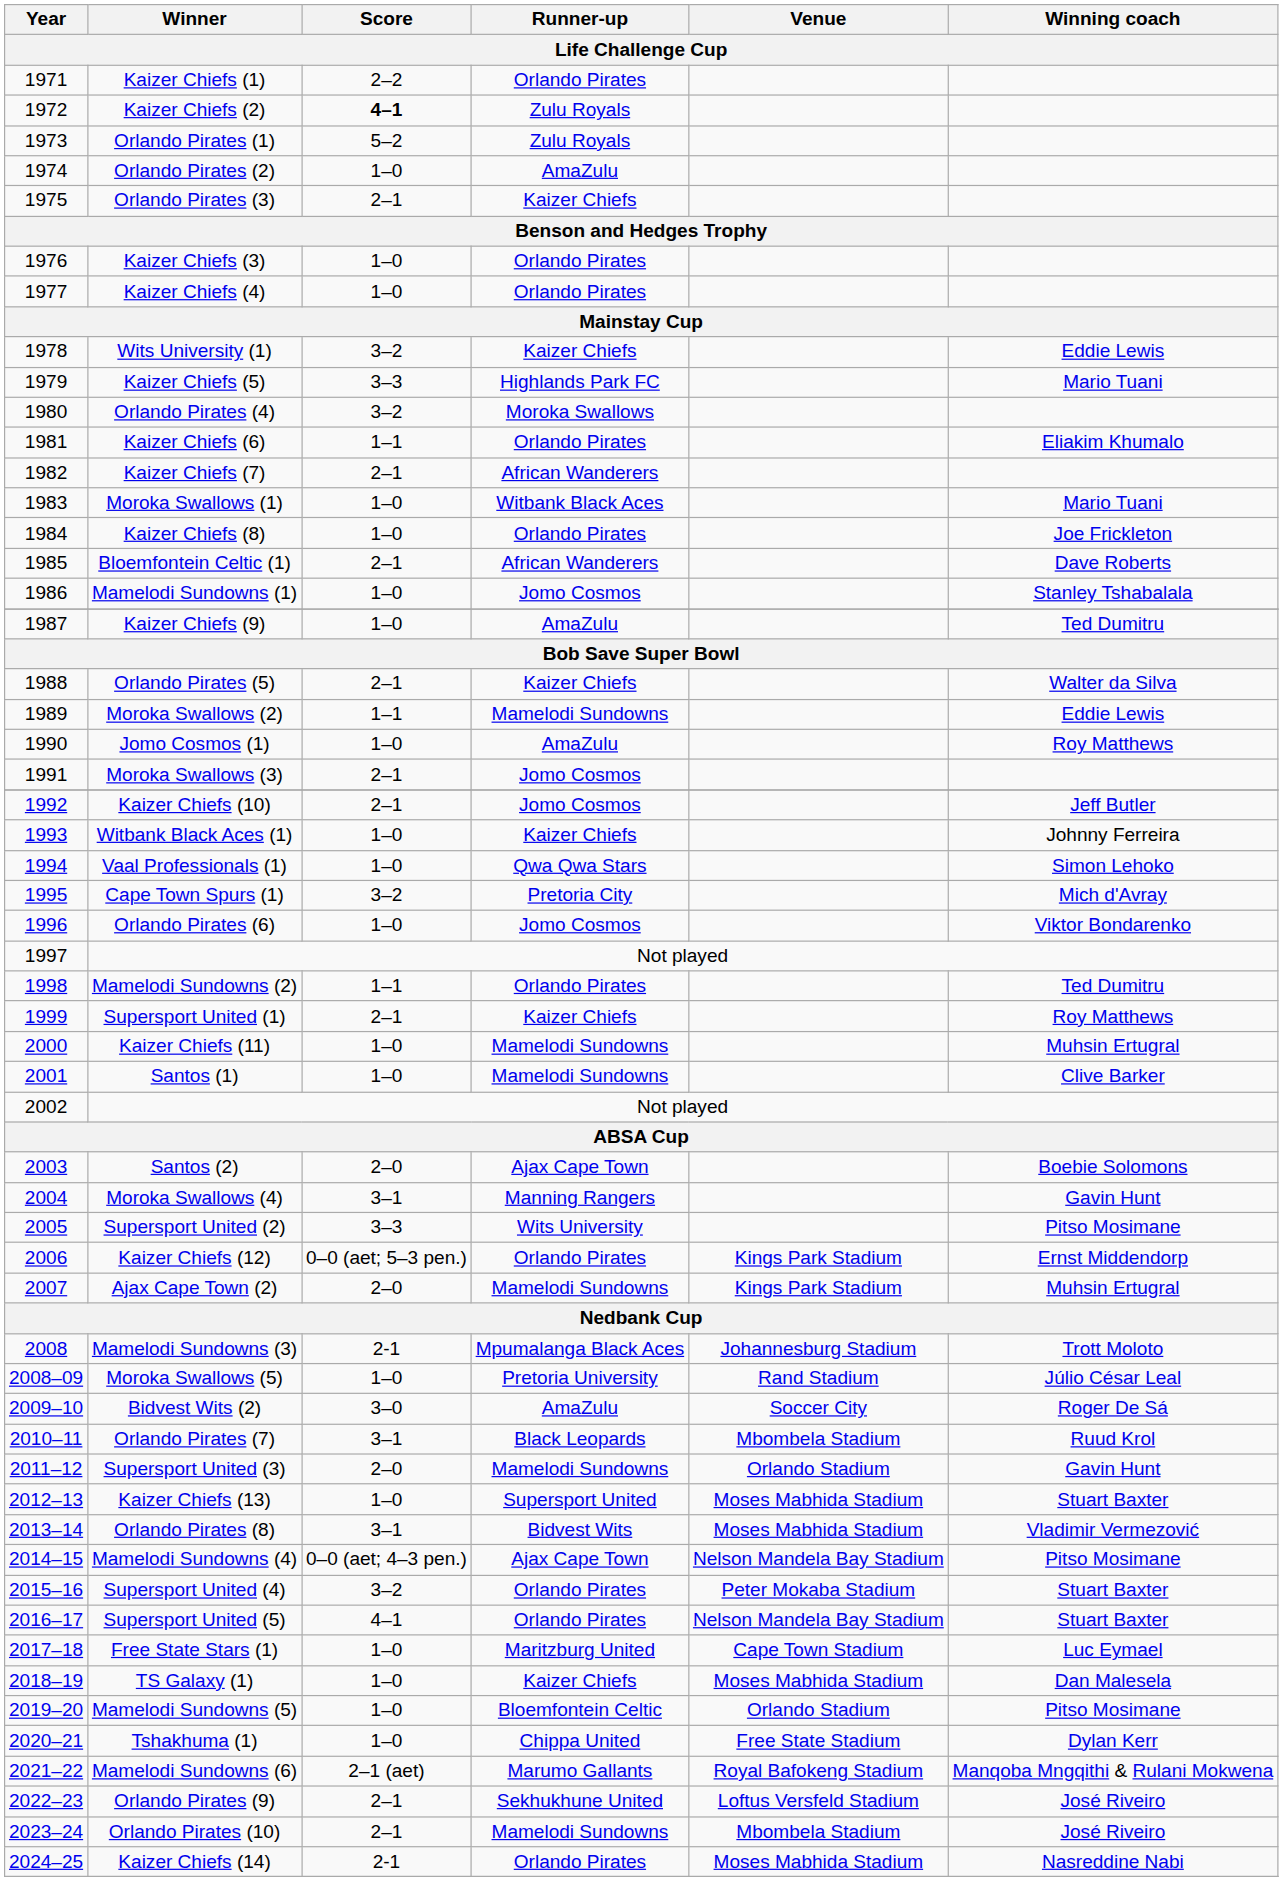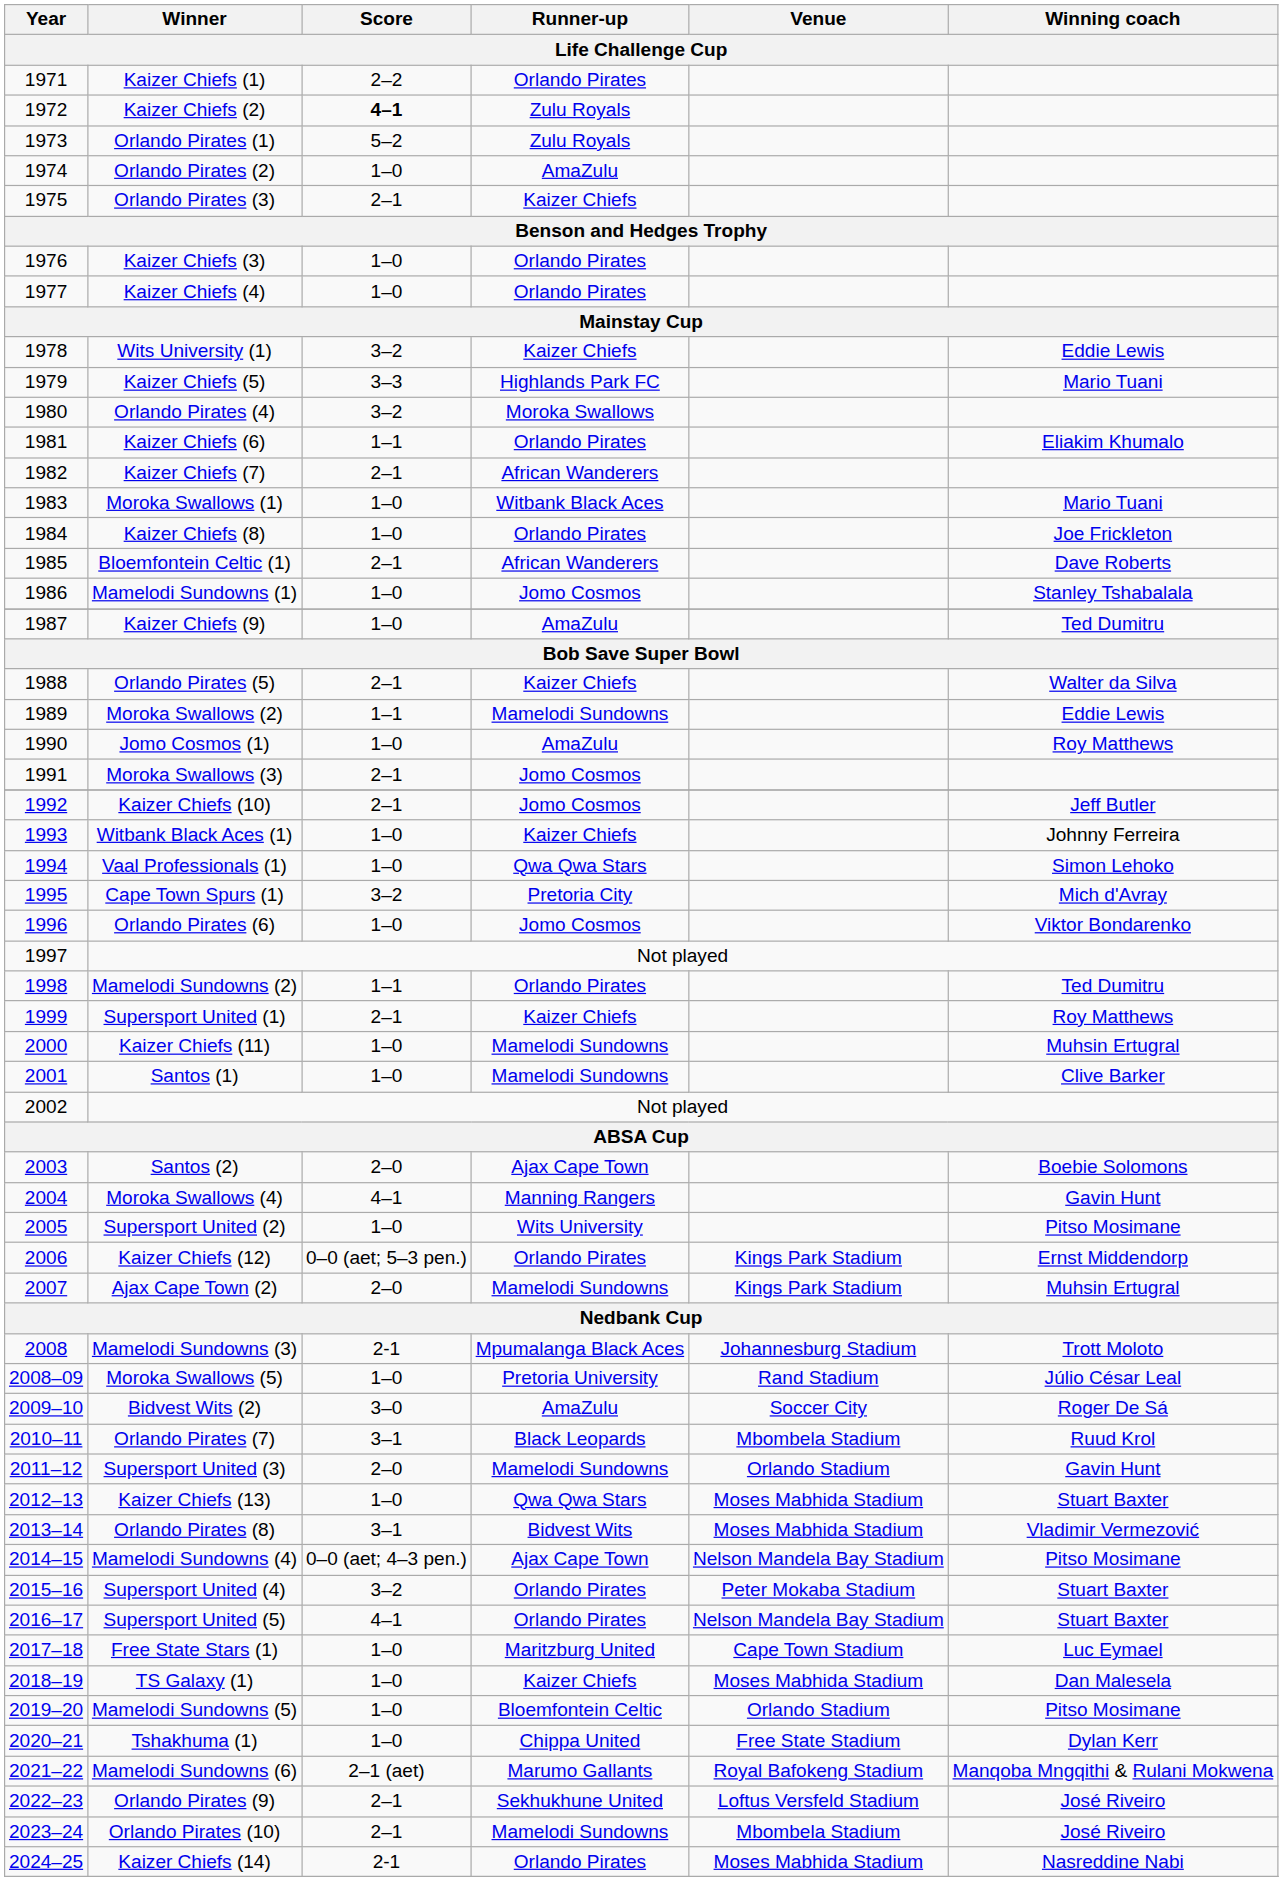(386, 1197) 3–1 -> (386, 1197) 4–1
(386, 1227) 3–3 -> (386, 1227) 1–0
(580, 1499) Supersport United -> (580, 1499) Qwa Qwa Stars
